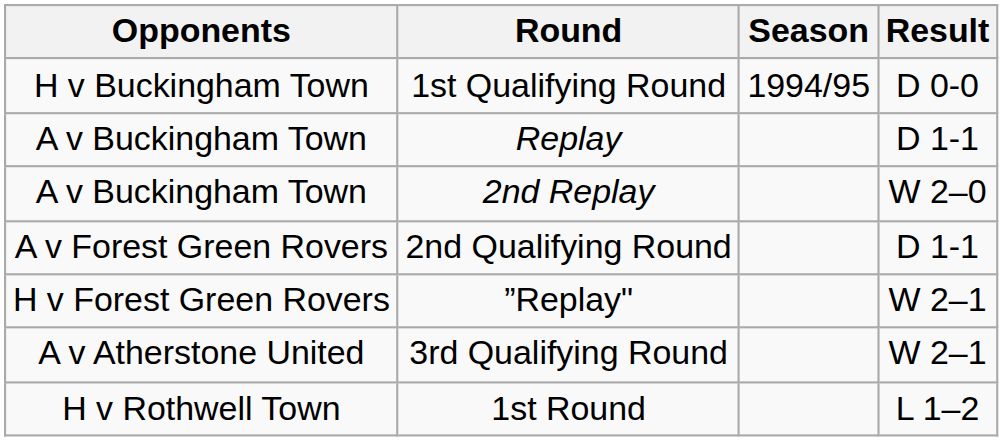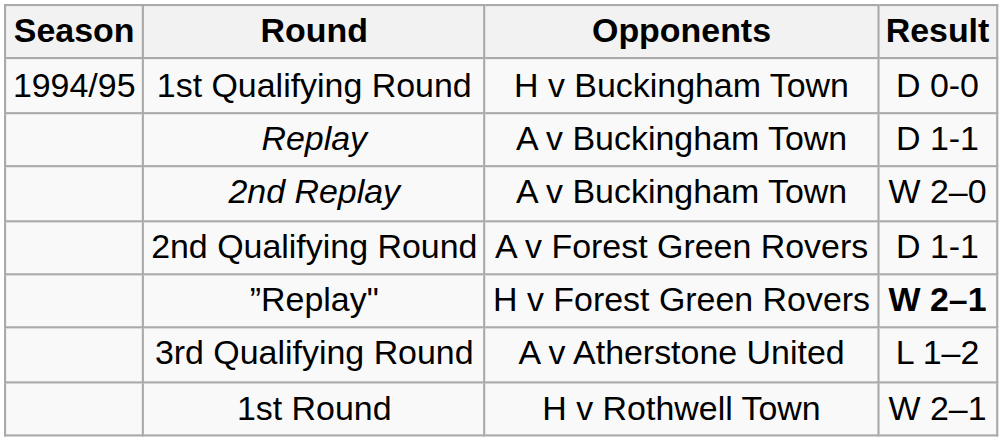columns swapped: (809, 31) <-> (201, 31)
(937, 300) normal -> (937, 300) bold
(937, 354) W 2–1 -> (937, 354) L 1–2
(937, 407) L 1–2 -> (937, 407) W 2–1
